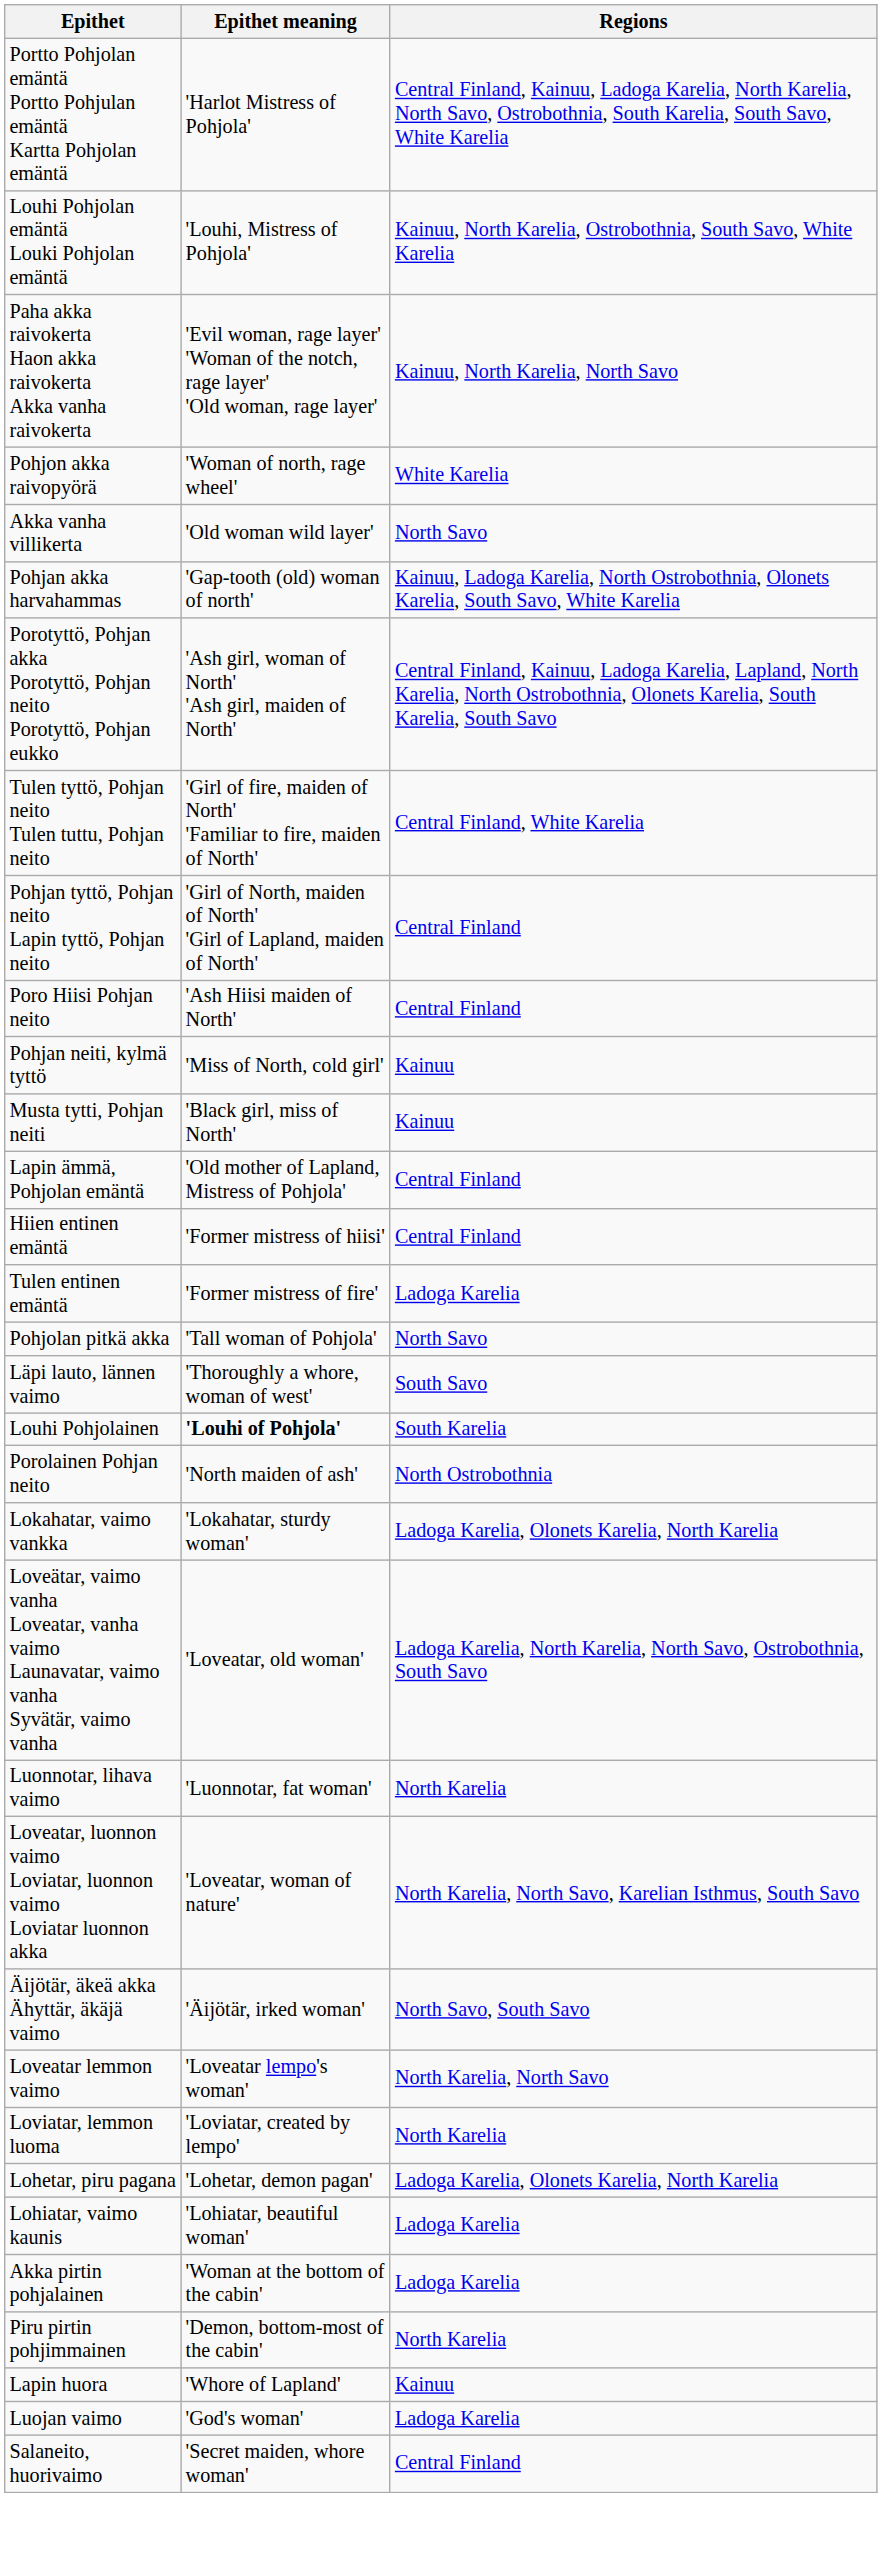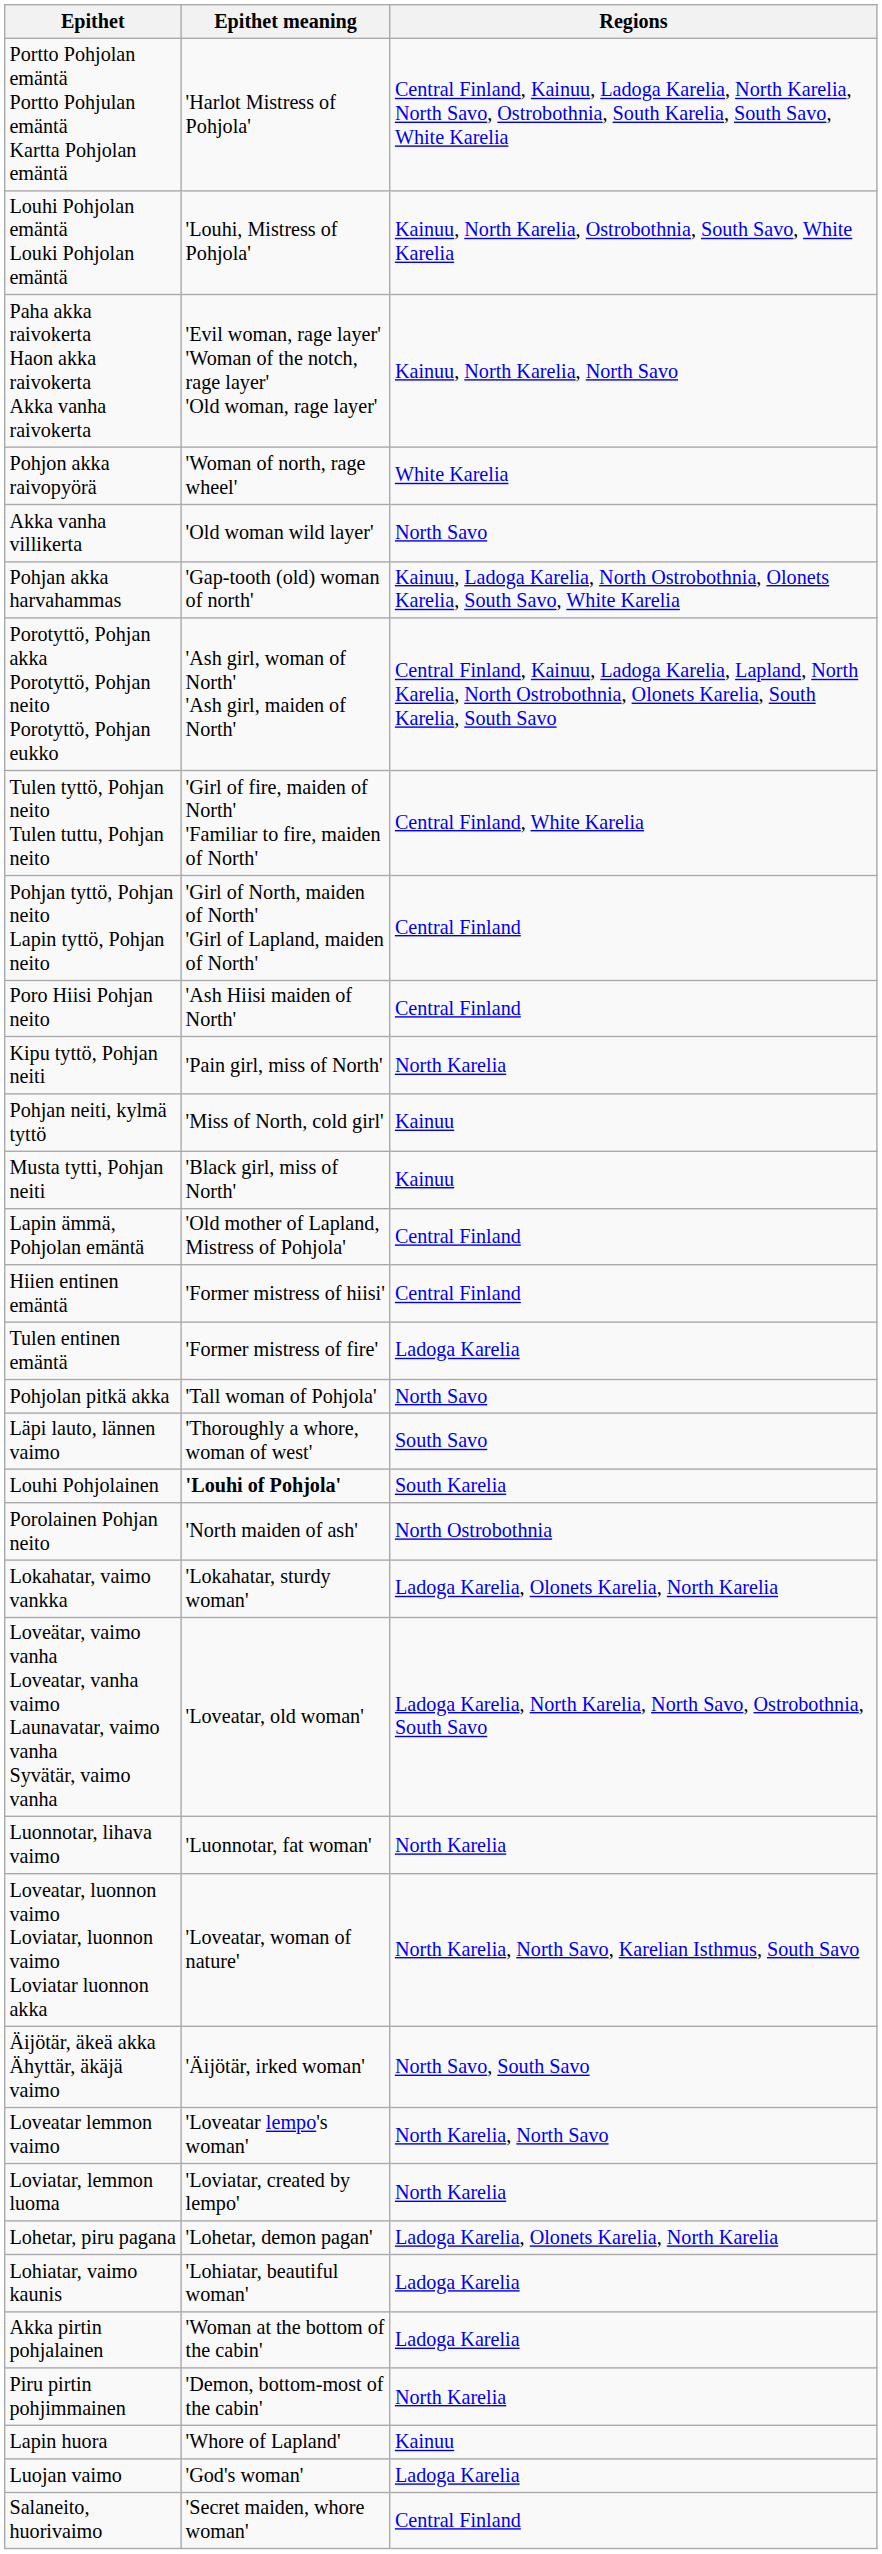+ row: (84, 1065)
